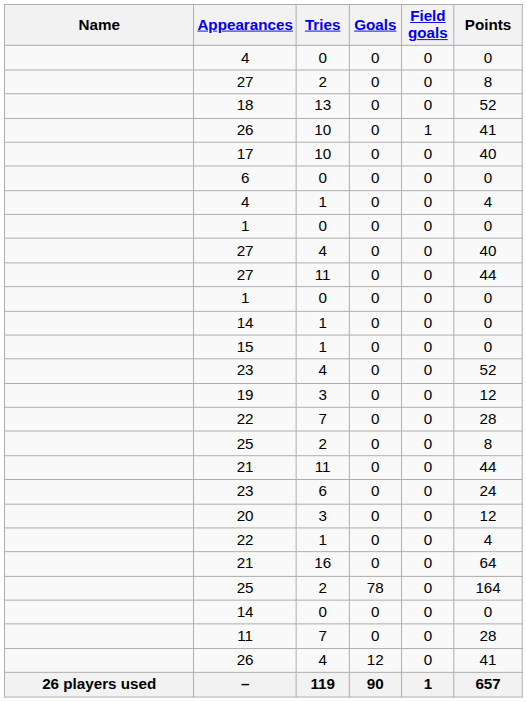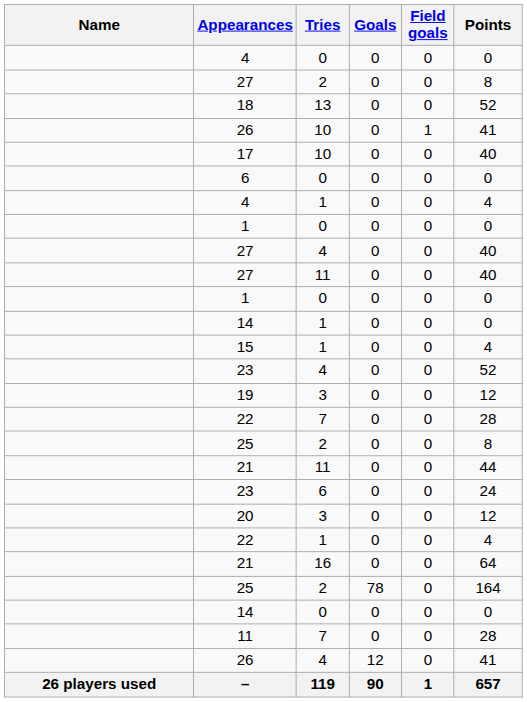(488, 274) 44 -> (488, 274) 40
(488, 347) 0 -> (488, 347) 4
